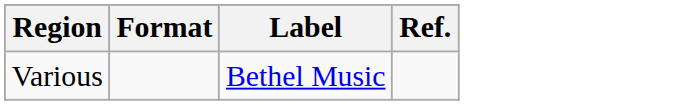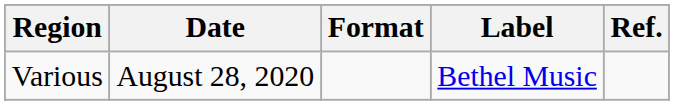+ column: (215, 28)
